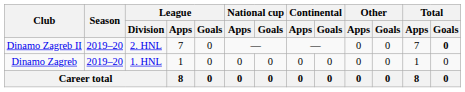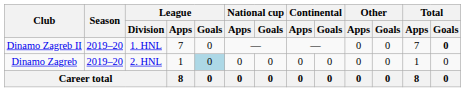(146, 45) 2. HNL -> (146, 45) 1. HNL
(146, 62) 1. HNL -> (146, 62) 2. HNL
(210, 62) no background -> (210, 62) lightblue background
